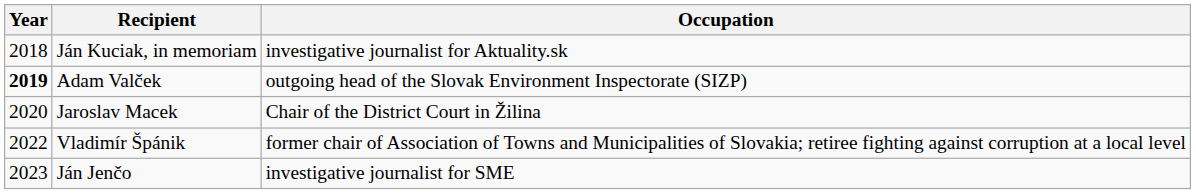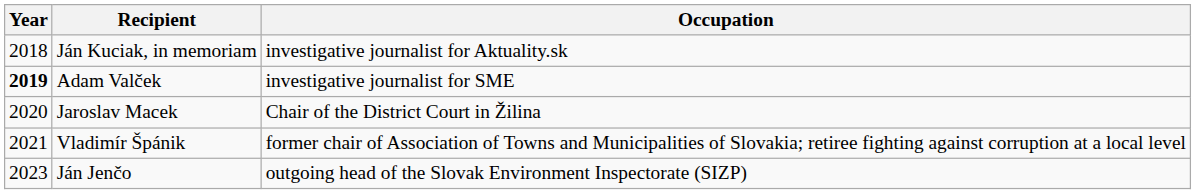(506, 81) outgoing head of the Slovak Environment Inspectorate (SIZP) -> (390, 81) investigative journalist for SME
(28, 142) 2022 -> (28, 142) 2021
(390, 173) investigative journalist for SME -> (506, 173) outgoing head of the Slovak Environment Inspectorate (SIZP)
